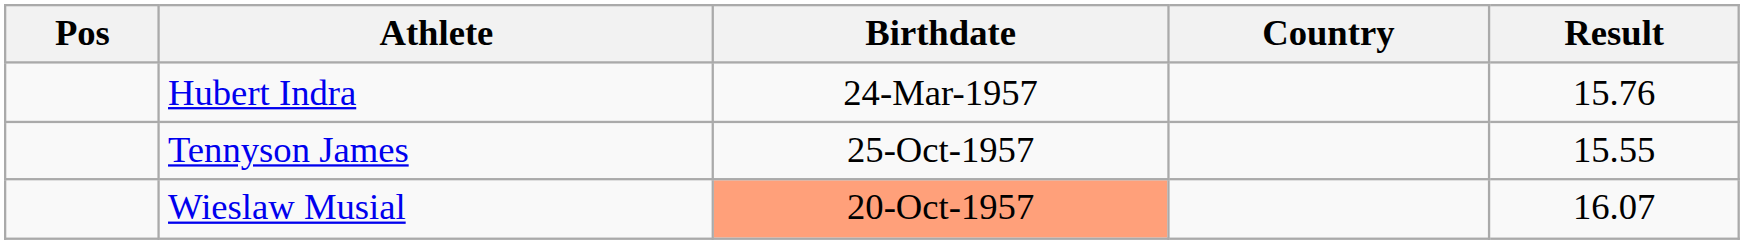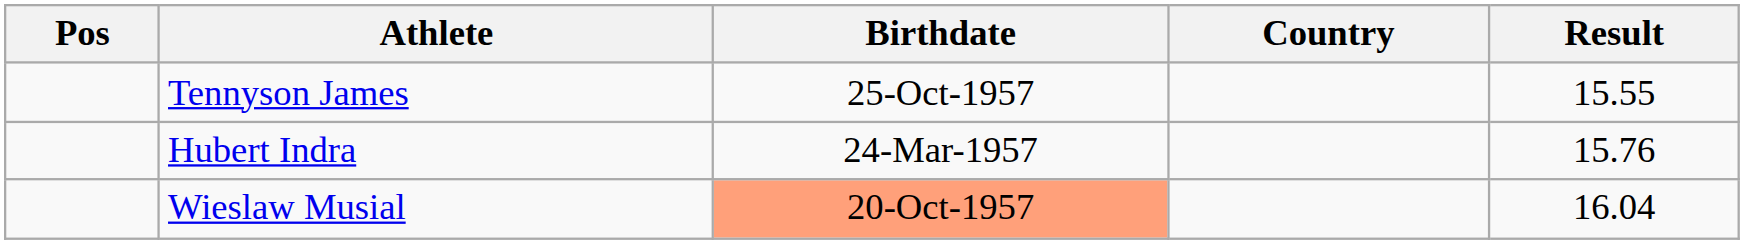rows swapped: (288, 149) <-> (262, 91)
(1614, 207) 16.07 -> (1614, 207) 16.04
